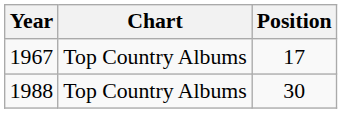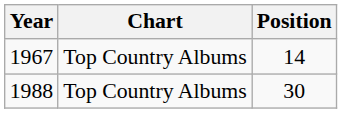(294, 56) 17 -> (294, 56) 14
